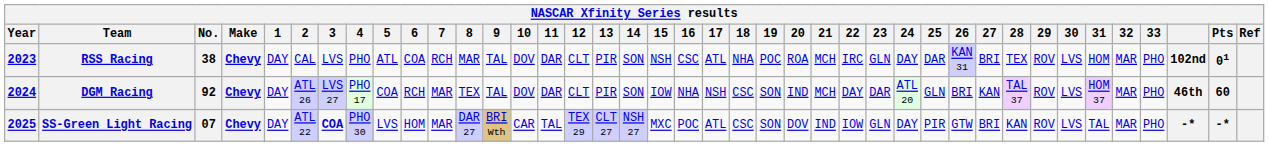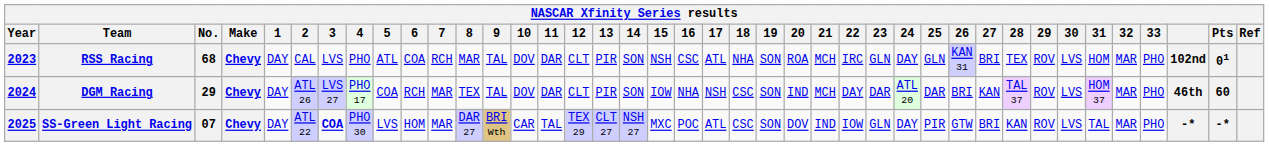(209, 59) 38 -> (209, 59) 68
(770, 59) POC -> (770, 59) SON
(935, 59) DAR -> (935, 59) GLN
(209, 92) 92 -> (209, 92) 29
(935, 92) GLN -> (935, 92) DAR
